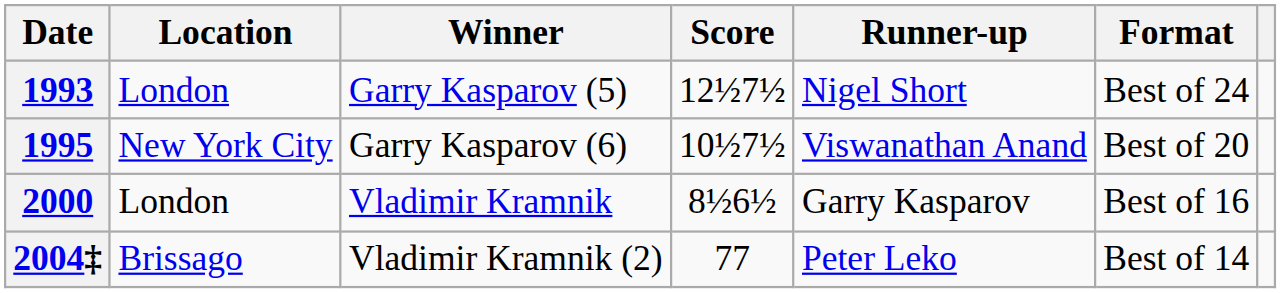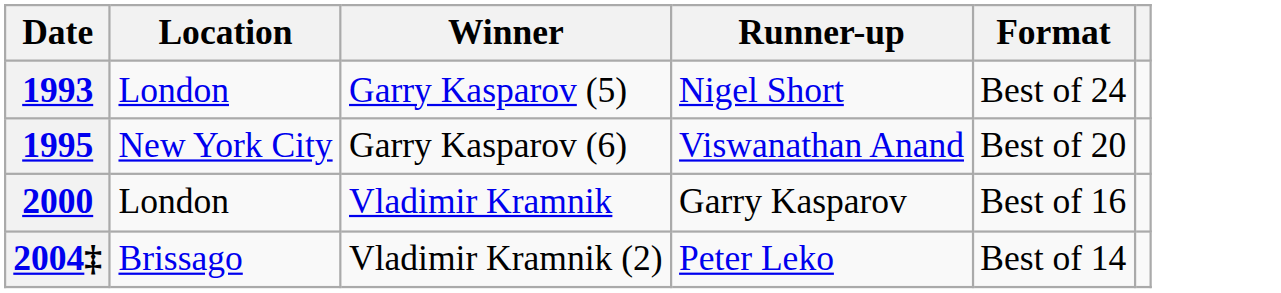- column: (732, 32)
